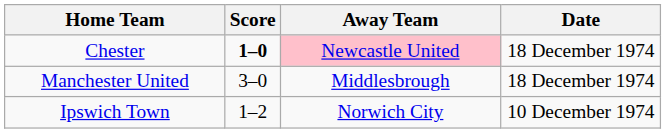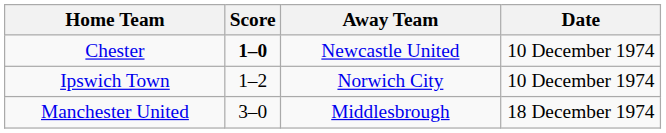(390, 50) pink background -> (390, 50) no background
(581, 50) 18 December 1974 -> (581, 50) 10 December 1974
rows swapped: (115, 111) <-> (115, 81)
